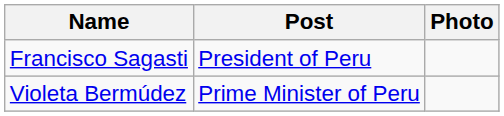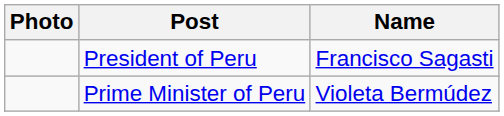columns swapped: (462, 22) <-> (99, 22)
